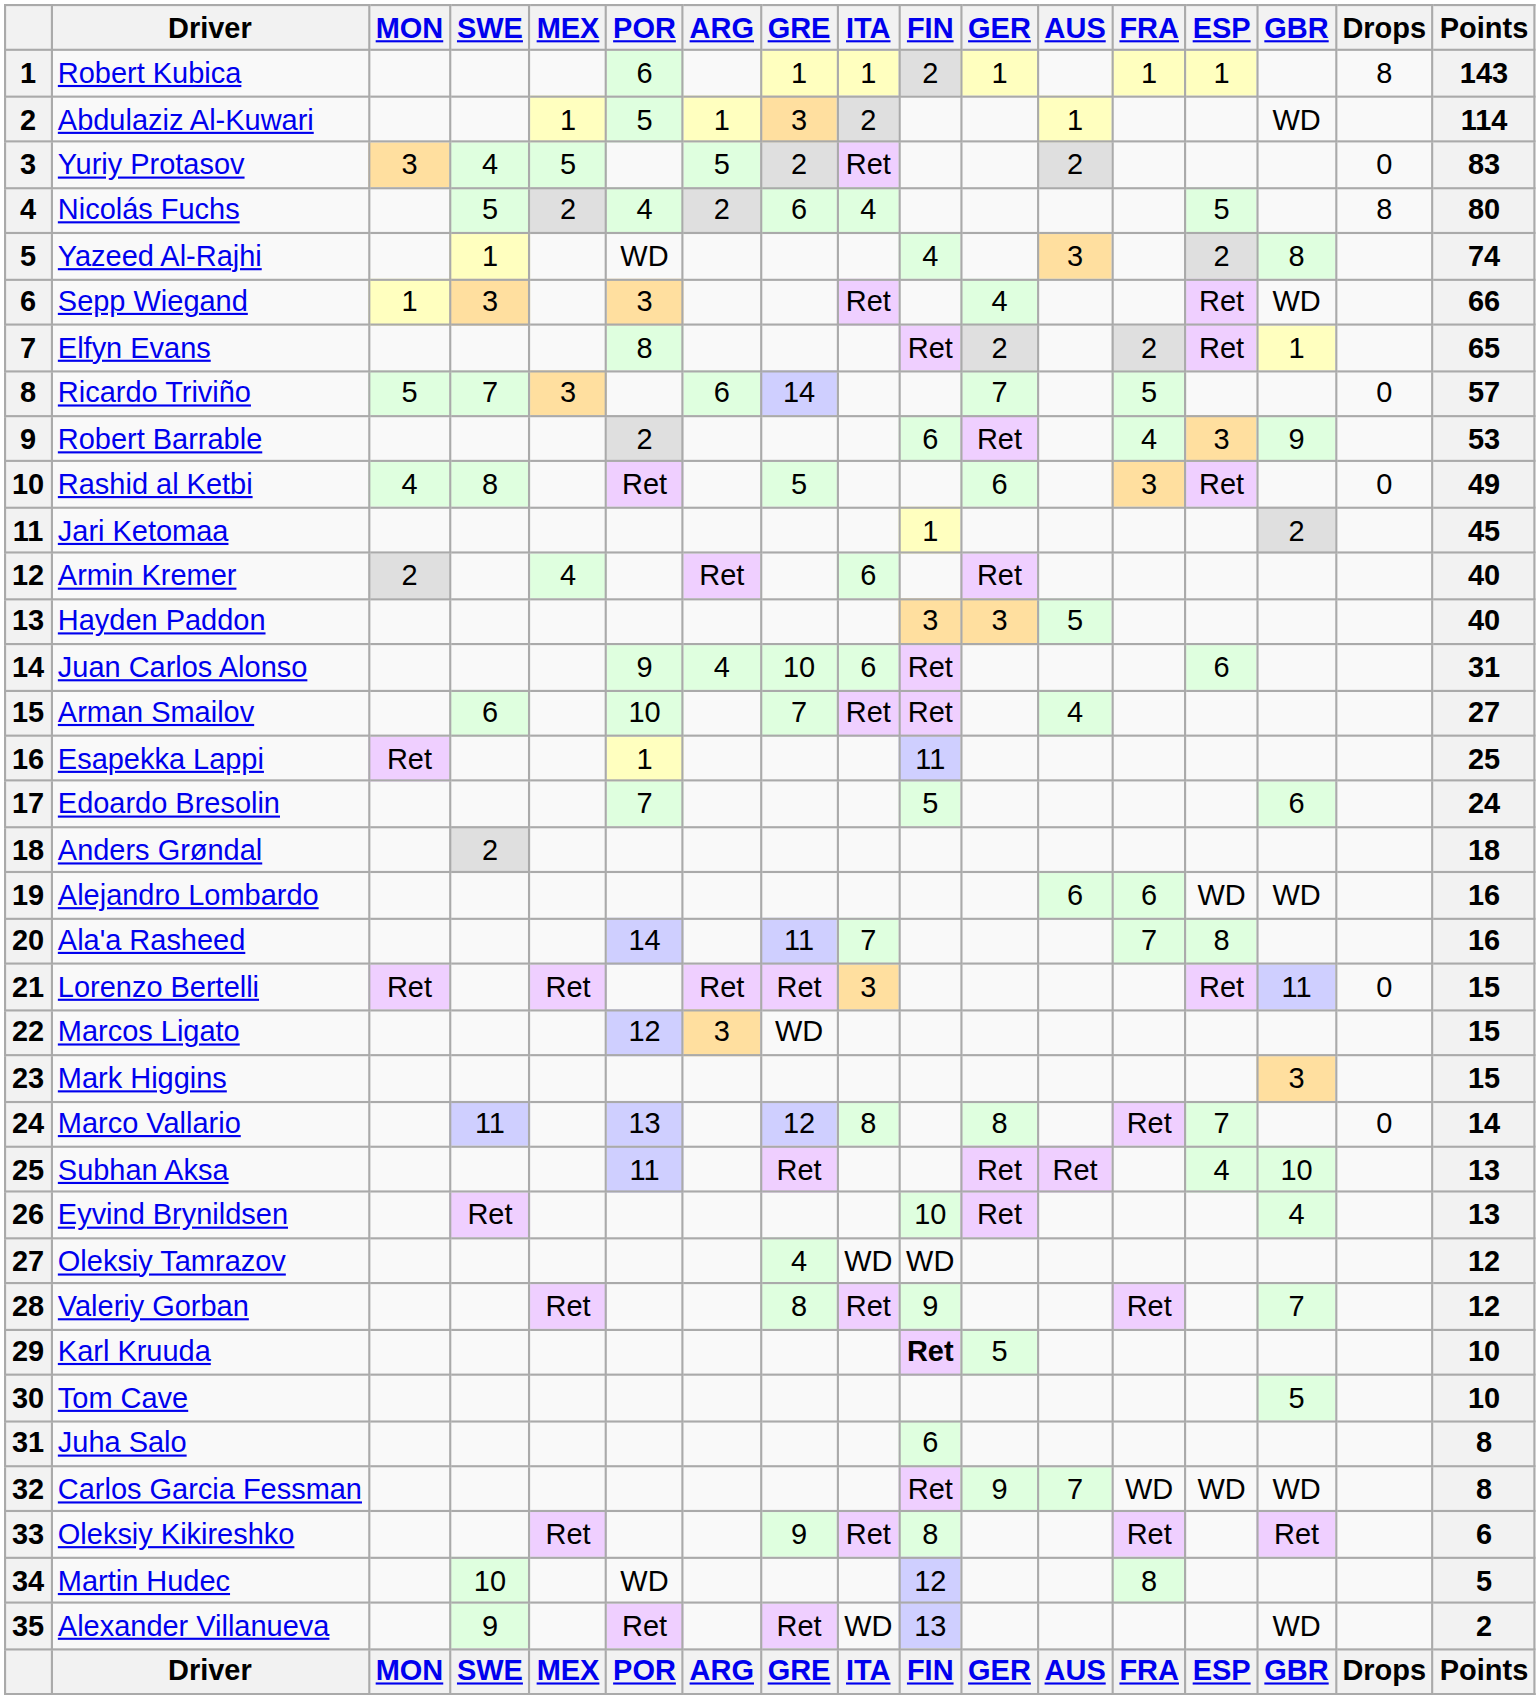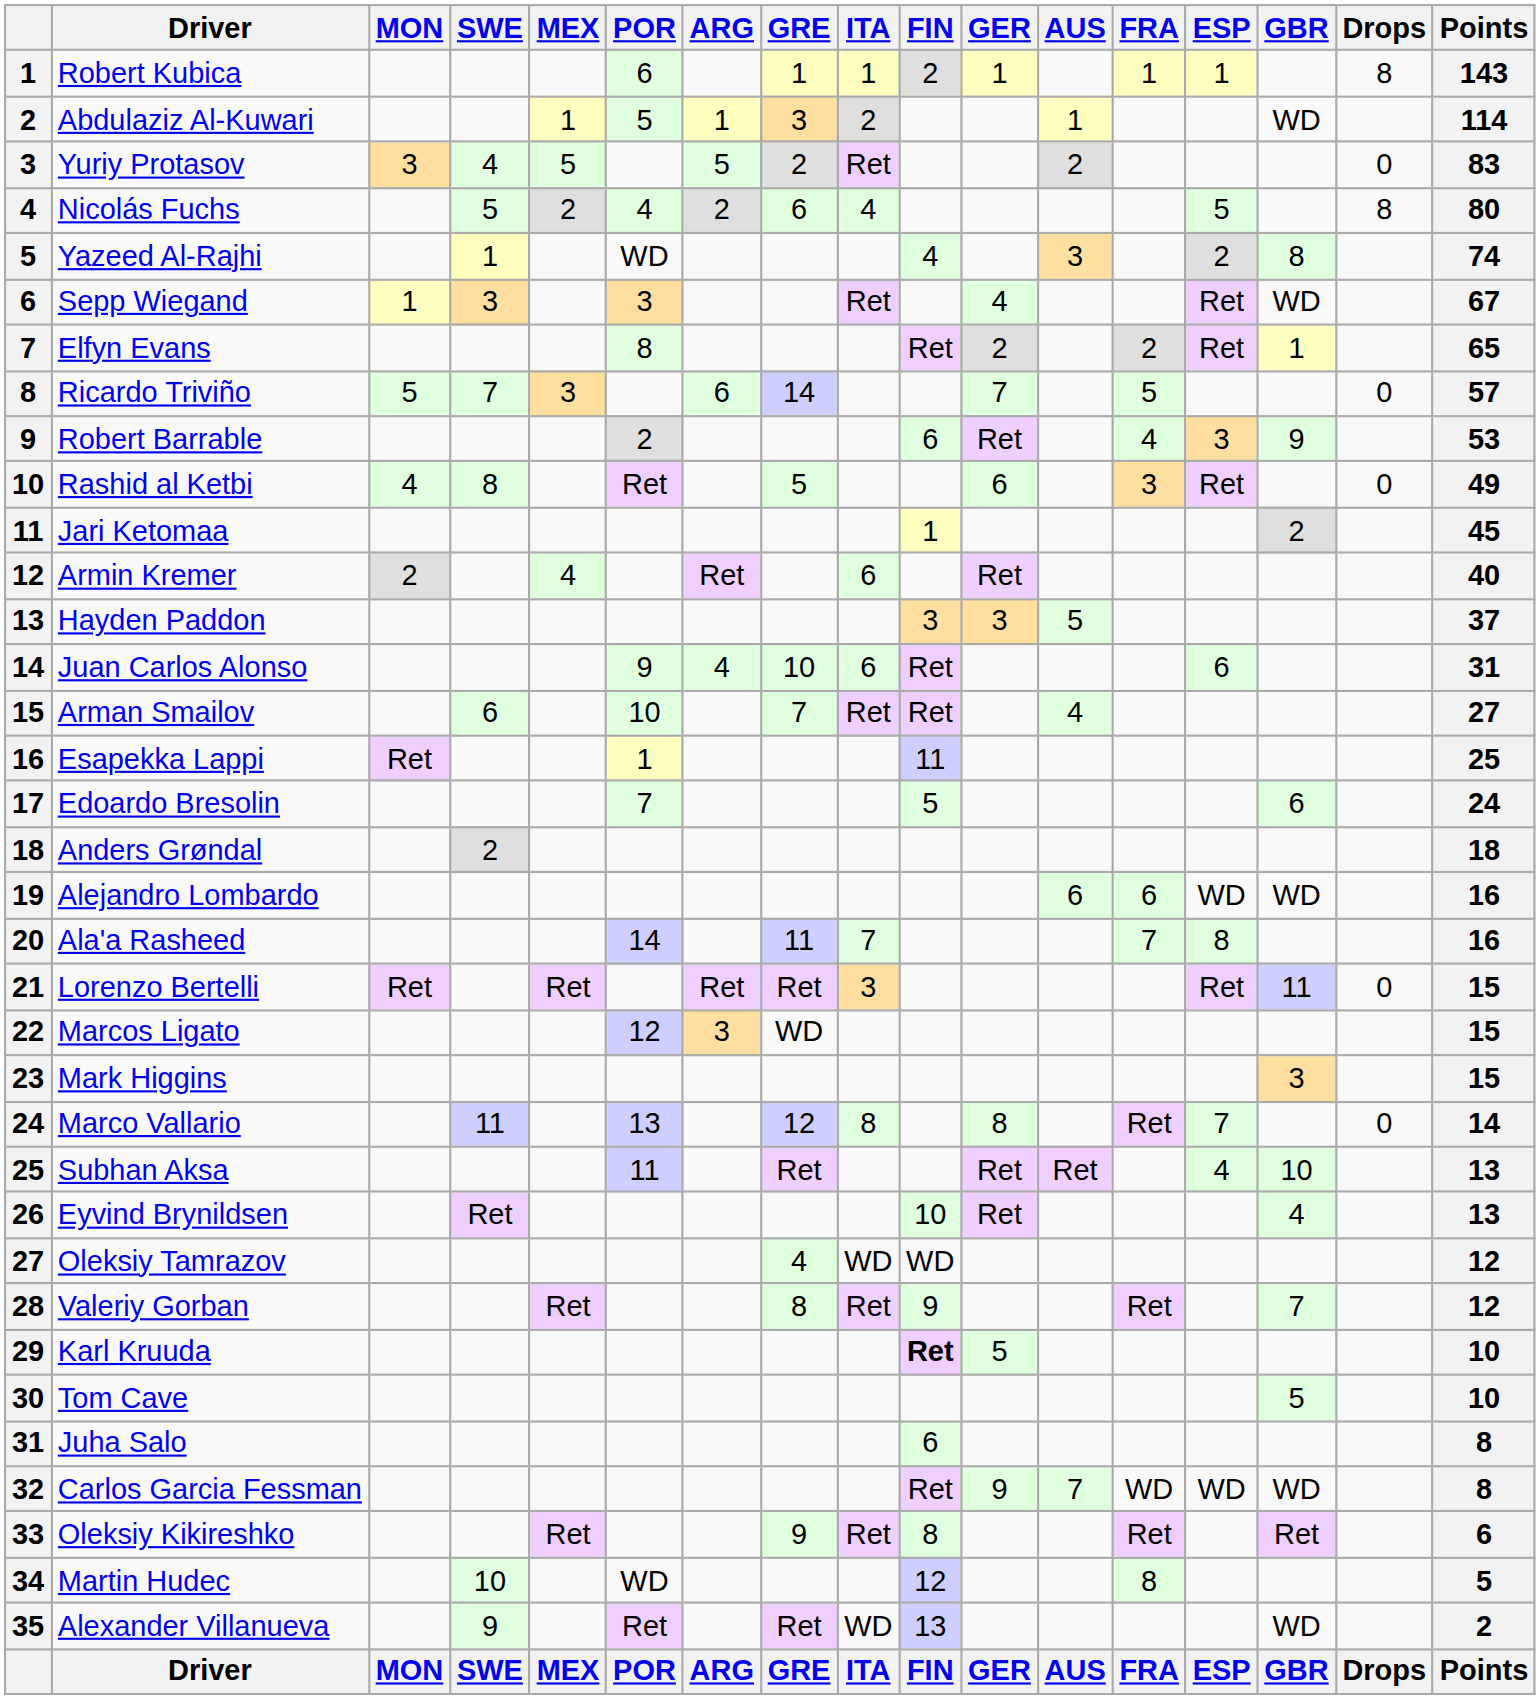(1484, 301) 66 -> (1484, 301) 67
(1484, 621) 40 -> (1484, 621) 37
